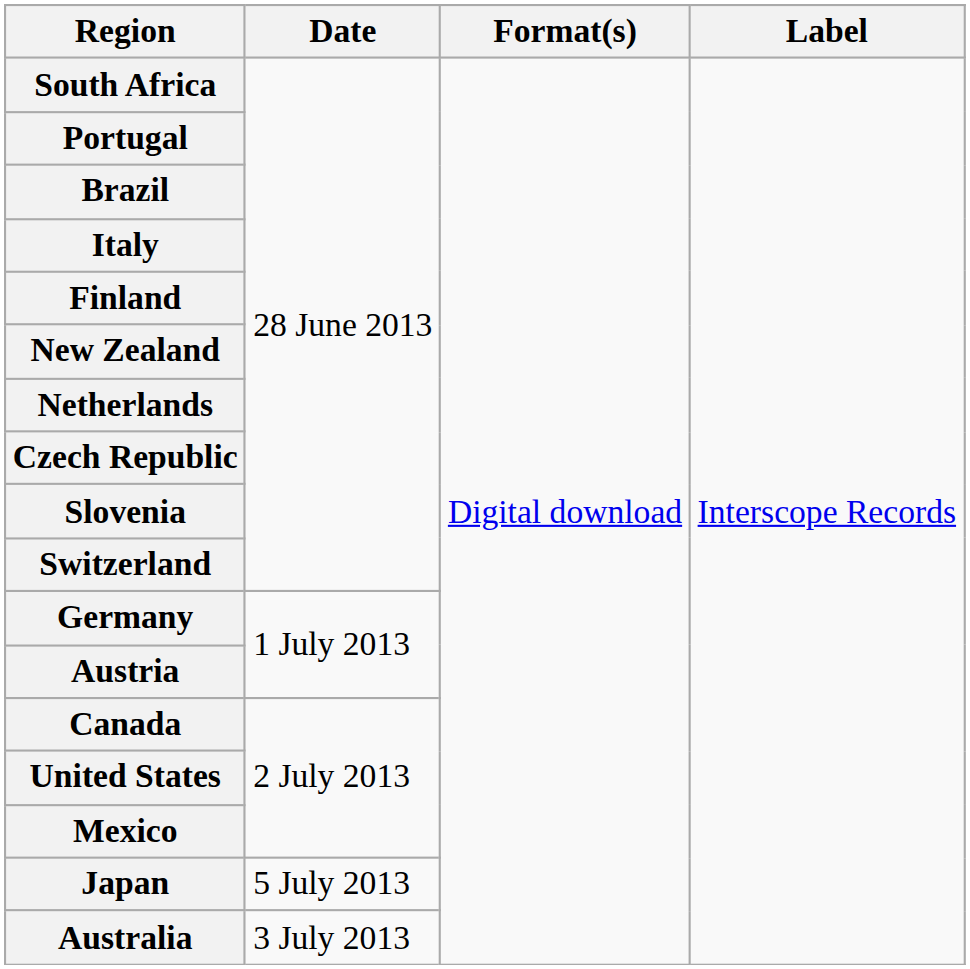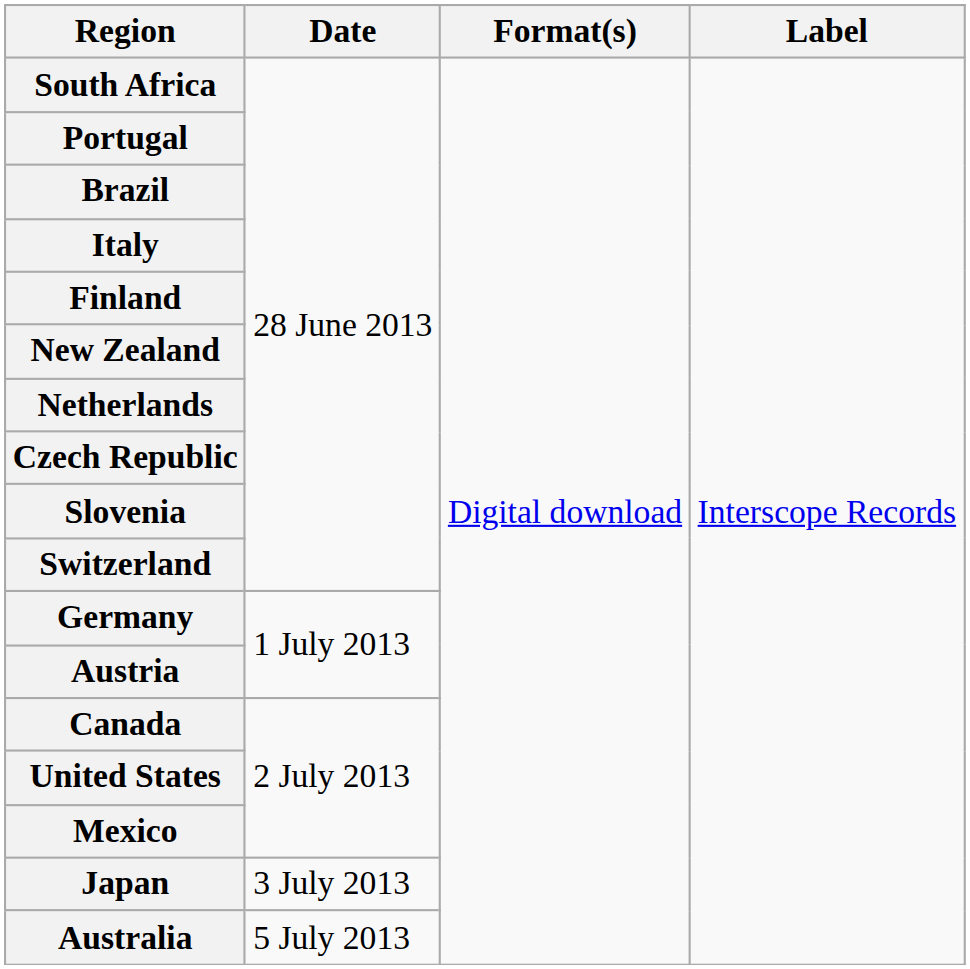(332, 883) 5 July 2013 -> (332, 883) 3 July 2013
(332, 937) 3 July 2013 -> (332, 937) 5 July 2013
